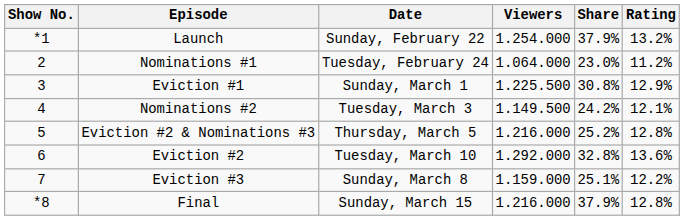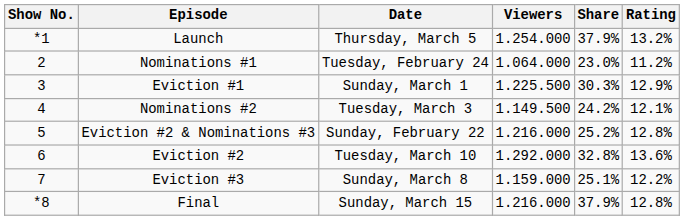(405, 39) Sunday, February 22 -> (405, 39) Thursday, March 5
(598, 86) 30.8% -> (598, 86) 30.3%
(405, 133) Thursday, March 5 -> (405, 133) Sunday, February 22
